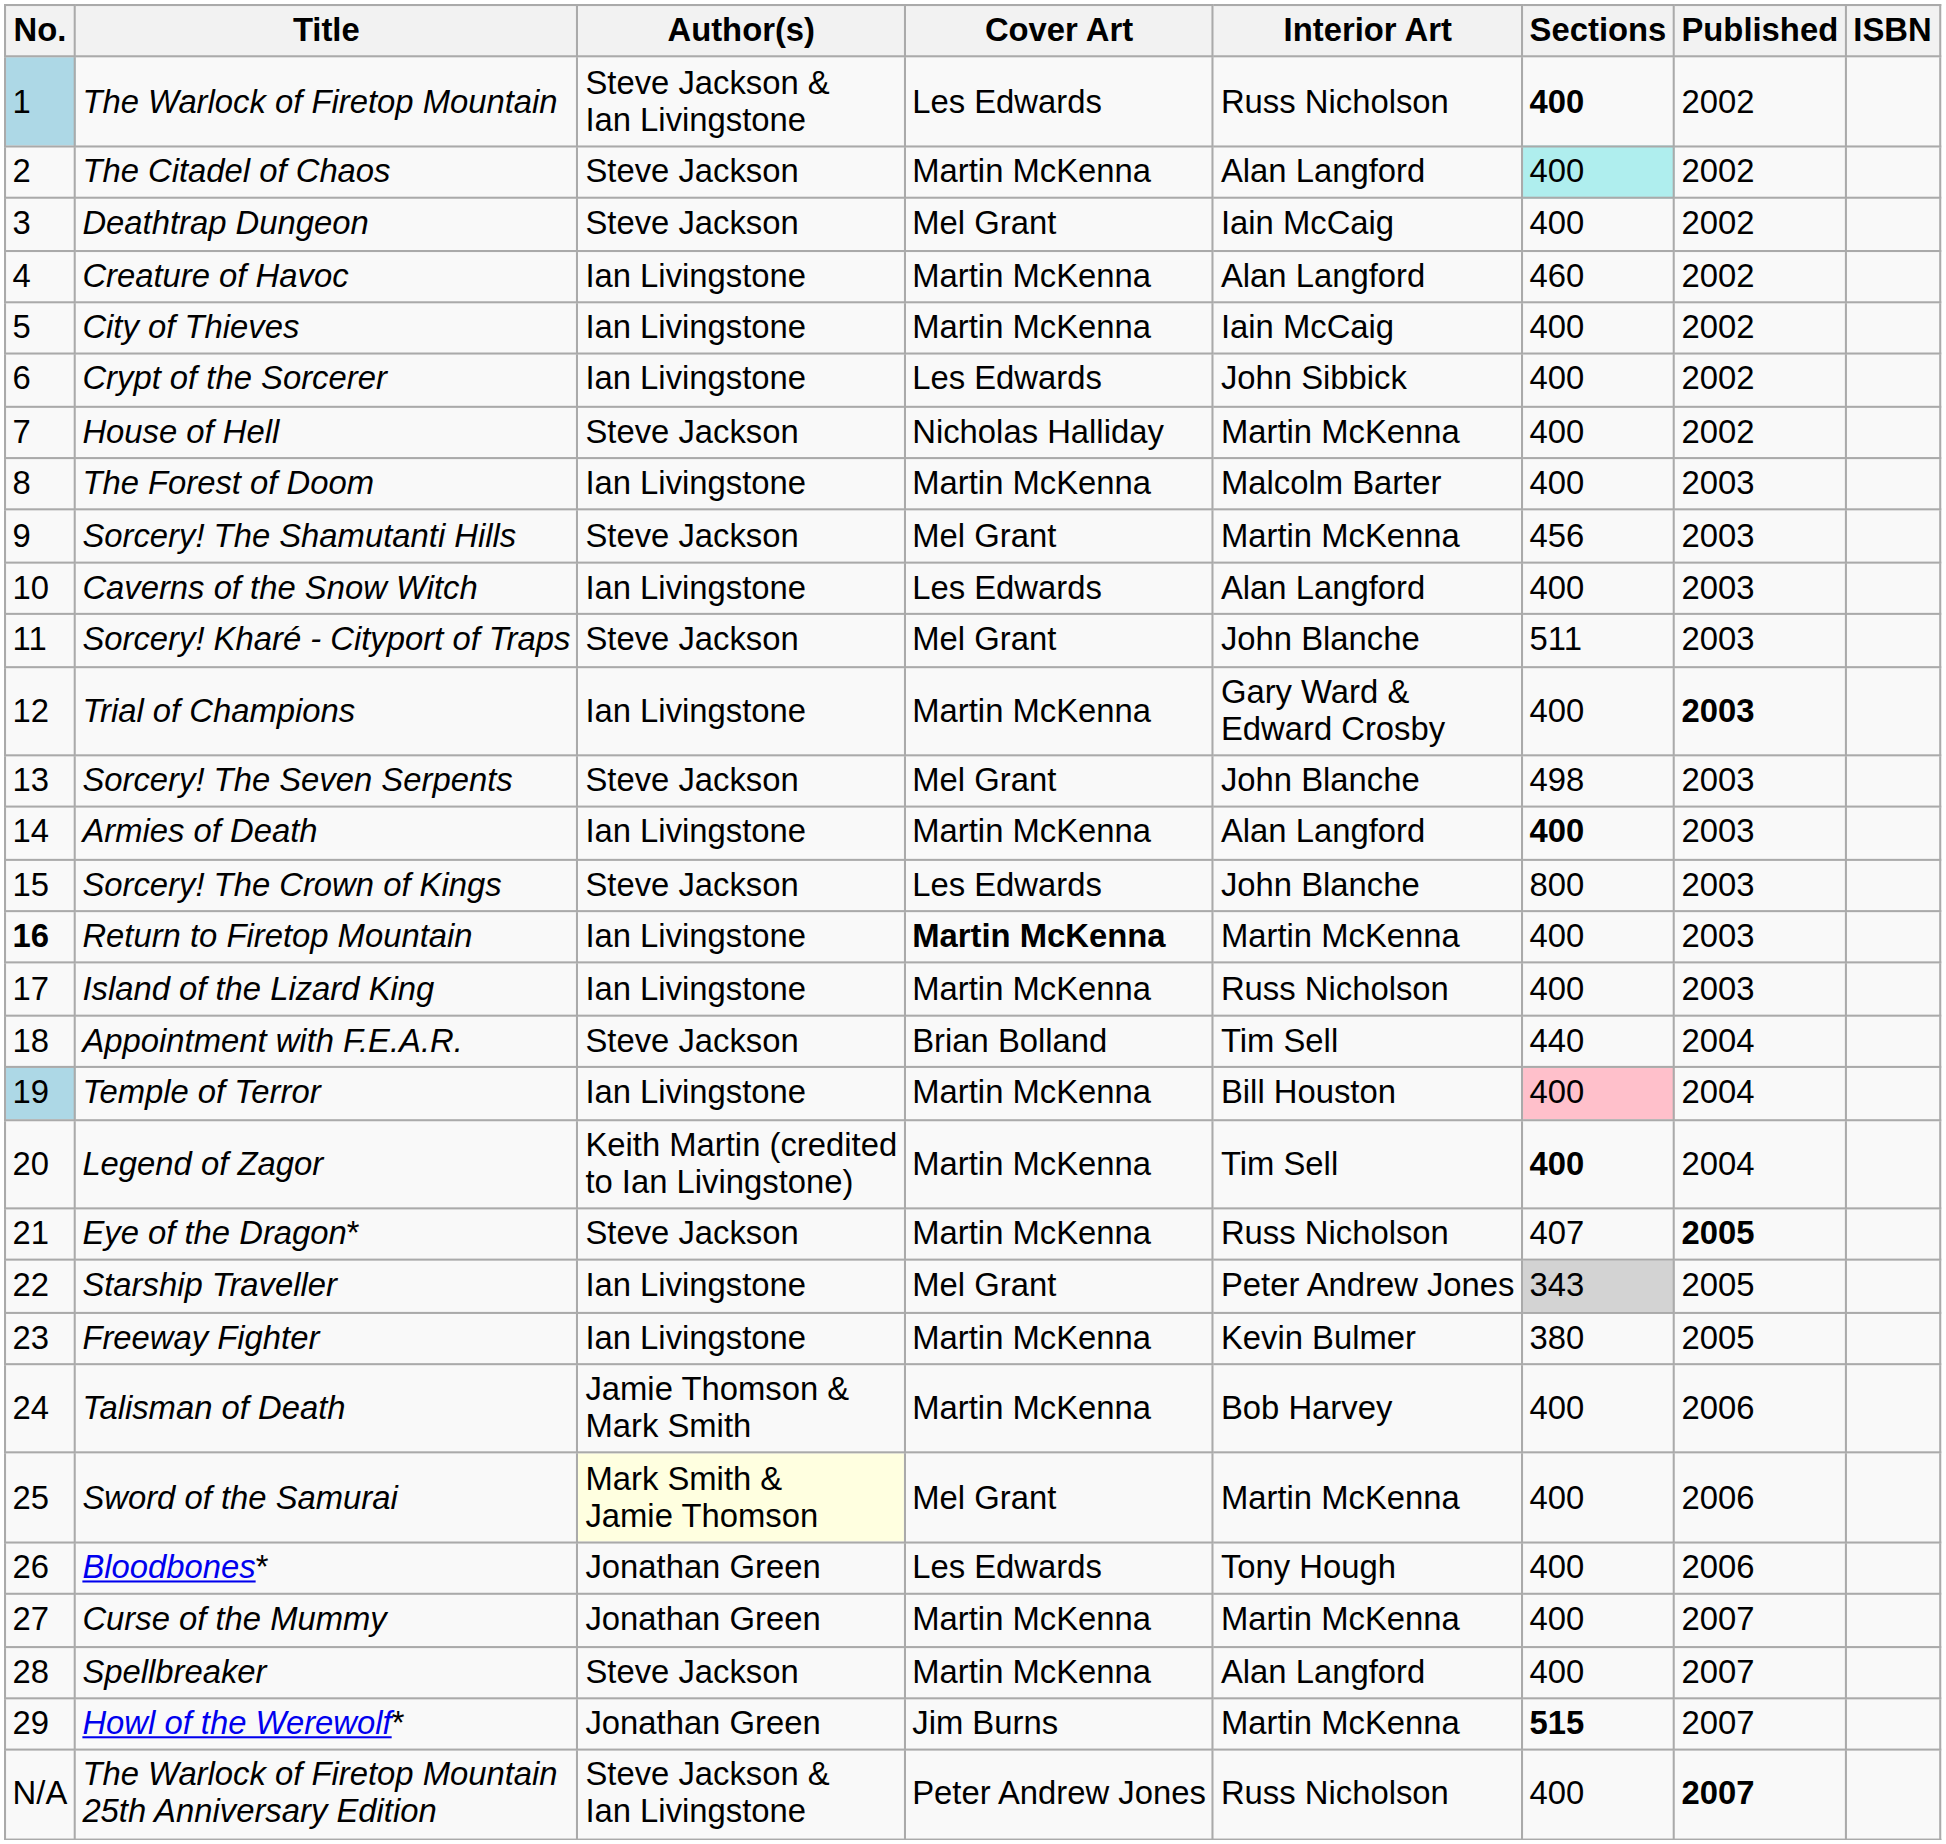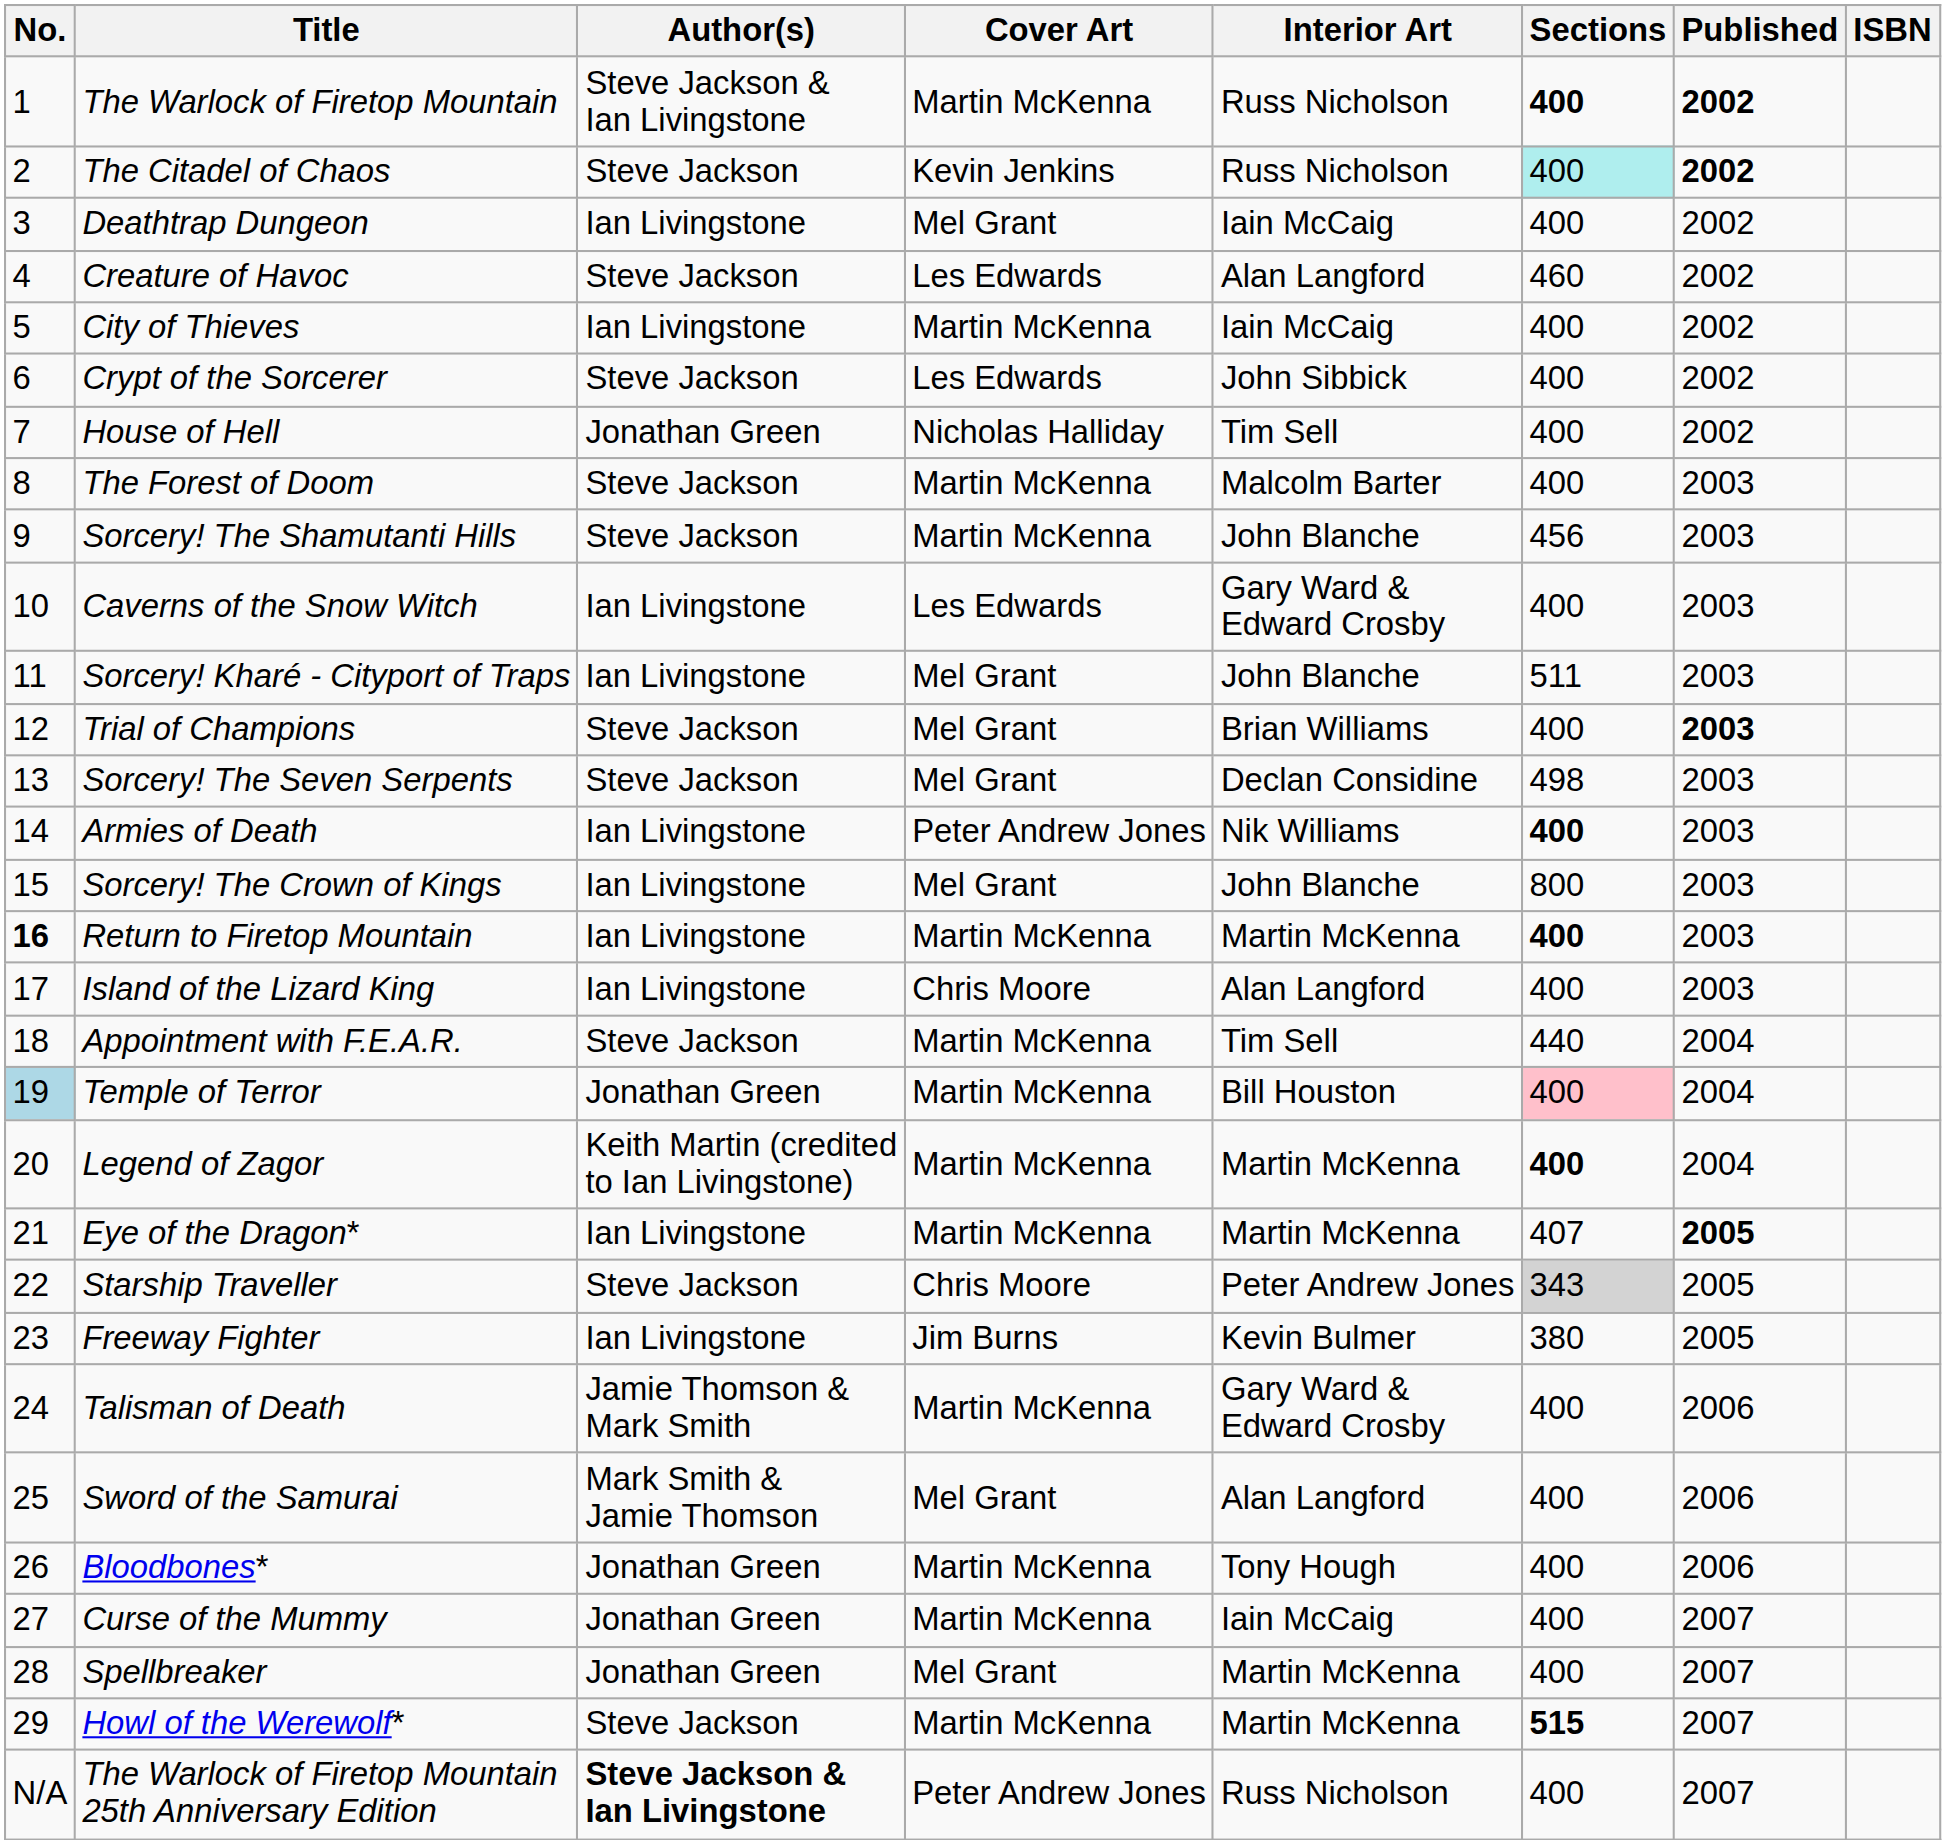(22, 100) lightblue background -> (22, 100) no background
(1007, 100) Les Edwards -> (1032, 100) Martin McKenna
(1718, 100) normal -> (1718, 100) bold
(1032, 171) Martin McKenna -> (1013, 171) Kevin Jenkins
(1323, 171) Alan Langford -> (1335, 171) Russ Nicholson
(1718, 171) normal -> (1718, 171) bold
(692, 223) Steve Jackson -> (696, 223) Ian Livingstone
(696, 275) Ian Livingstone -> (692, 275) Steve Jackson
(1032, 275) Martin McKenna -> (1007, 275) Les Edwards
(696, 379) Ian Livingstone -> (692, 379) Steve Jackson
(692, 431) Steve Jackson -> (703, 431) Jonathan Green
(1340, 431) Martin McKenna -> (1280, 431) Tim Sell
(696, 483) Ian Livingstone -> (692, 483) Steve Jackson
(984, 535) Mel Grant -> (1032, 535) Martin McKenna
(1340, 535) Martin McKenna -> (1320, 535) John Blanche
(1323, 587) Alan Langford -> (1333, 606) Gary Ward & Edward Crosby
(692, 639) Steve Jackson -> (696, 676) Ian Livingstone
(696, 710) Ian Livingstone -> (692, 728) Steve Jackson
(1032, 710) Martin McKenna -> (984, 728) Mel Grant
(1333, 710) Gary Ward & Edward Crosby -> (1325, 728) Brian Williams
(1320, 780) John Blanche -> (1349, 780) Declan Considine
(1032, 832) Martin McKenna -> (1059, 832) Peter Andrew Jones
(1323, 832) Alan Langford -> (1310, 832) Nik Williams
(692, 884) Steve Jackson -> (696, 884) Ian Livingstone
(1007, 884) Les Edwards -> (984, 884) Mel Grant
(1039, 936) bold -> (1032, 936) normal
(1557, 936) normal -> (1557, 936) bold
(1032, 988) Martin McKenna -> (1002, 988) Chris Moore
(1335, 988) Russ Nicholson -> (1323, 988) Alan Langford
(1010, 1040) Brian Bolland -> (1032, 1040) Martin McKenna
(696, 1092) Ian Livingstone -> (703, 1092) Jonathan Green
(1280, 1163) Tim Sell -> (1340, 1163) Martin McKenna
(692, 1233) Steve Jackson -> (696, 1233) Ian Livingstone
(1335, 1233) Russ Nicholson -> (1340, 1233) Martin McKenna
(696, 1285) Ian Livingstone -> (692, 1285) Steve Jackson
(984, 1285) Mel Grant -> (1002, 1285) Chris Moore
(1032, 1337) Martin McKenna -> (985, 1337) Jim Burns
(1307, 1408) Bob Harvey -> (1333, 1408) Gary Ward & Edward Crosby
(702, 1497) lightyellow background -> (702, 1497) no background
(1340, 1497) Martin McKenna -> (1323, 1497) Alan Langford
(1007, 1567) Les Edwards -> (1032, 1567) Martin McKenna
(1340, 1619) Martin McKenna -> (1308, 1619) Iain McCaig
(692, 1671) Steve Jackson -> (703, 1671) Jonathan Green
(1032, 1671) Martin McKenna -> (984, 1671) Mel Grant
(1323, 1671) Alan Langford -> (1340, 1671) Martin McKenna
(703, 1723) Jonathan Green -> (692, 1723) Steve Jackson
(985, 1723) Jim Burns -> (1032, 1723) Martin McKenna
(708, 1794) normal -> (716, 1794) bold
(1718, 1794) bold -> (1718, 1794) normal
